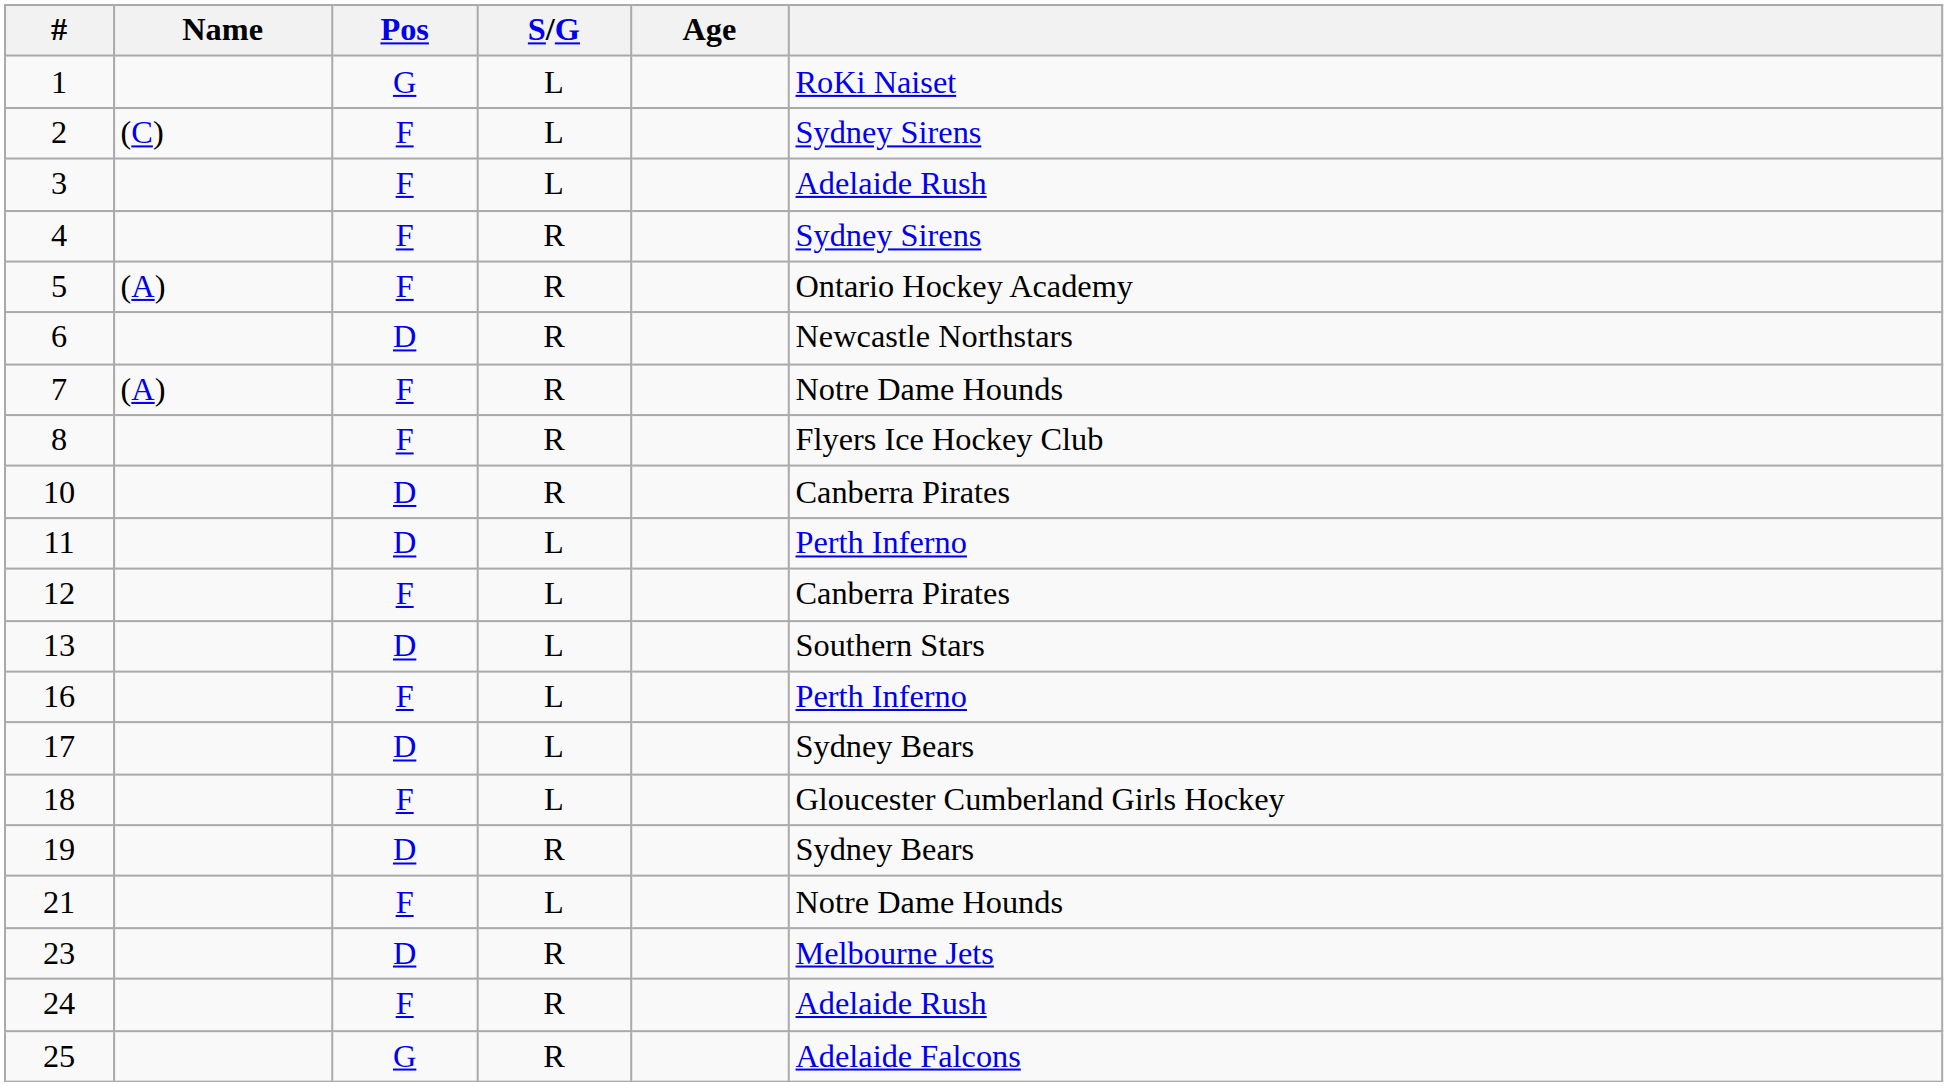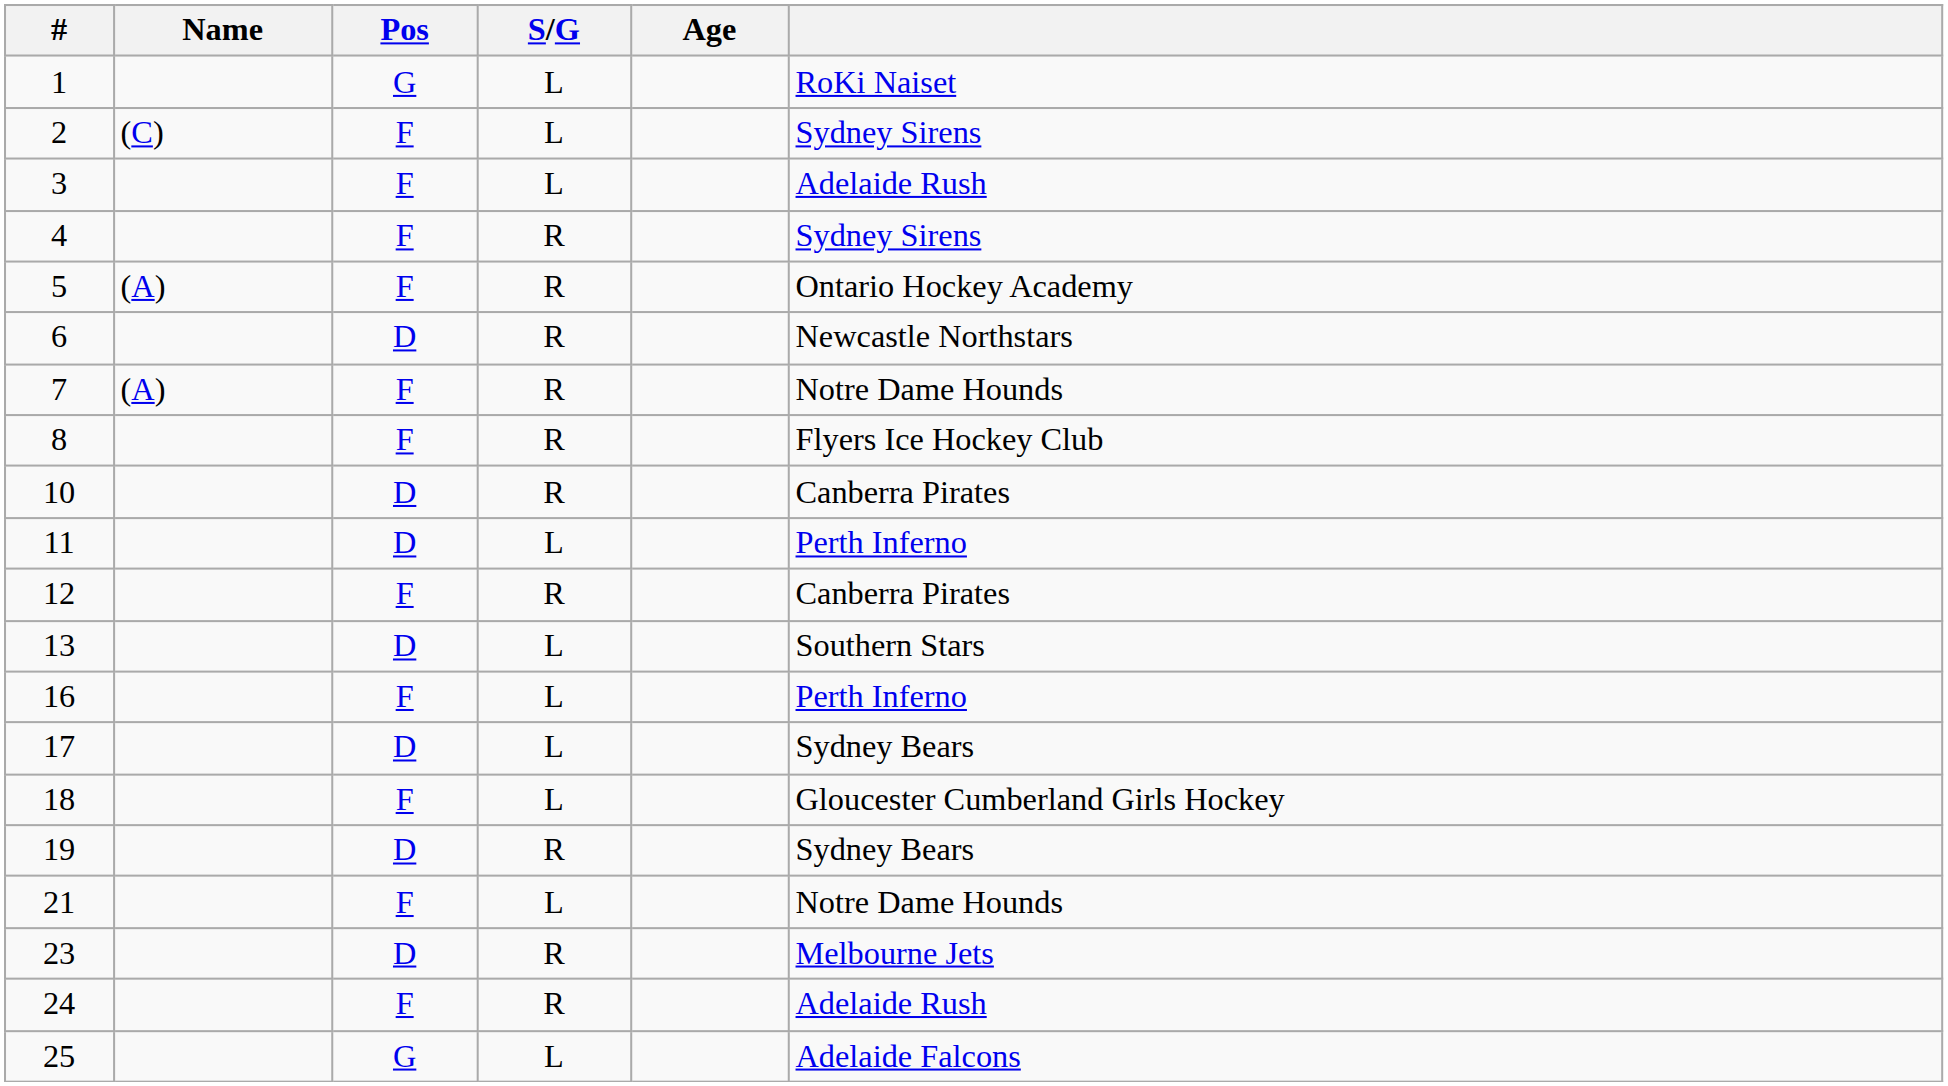(554, 593) L -> (554, 593) R
(554, 1055) R -> (554, 1055) L
